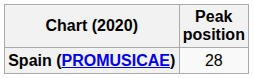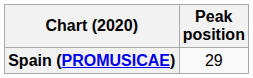(214, 60) 28 -> (214, 60) 29
